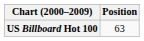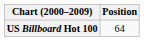(120, 28) 63 -> (120, 28) 64
